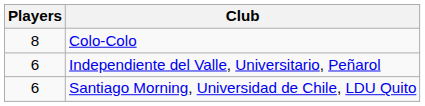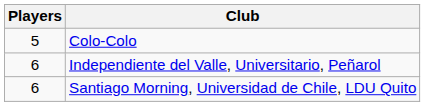(35, 40) 8 -> (35, 40) 5
